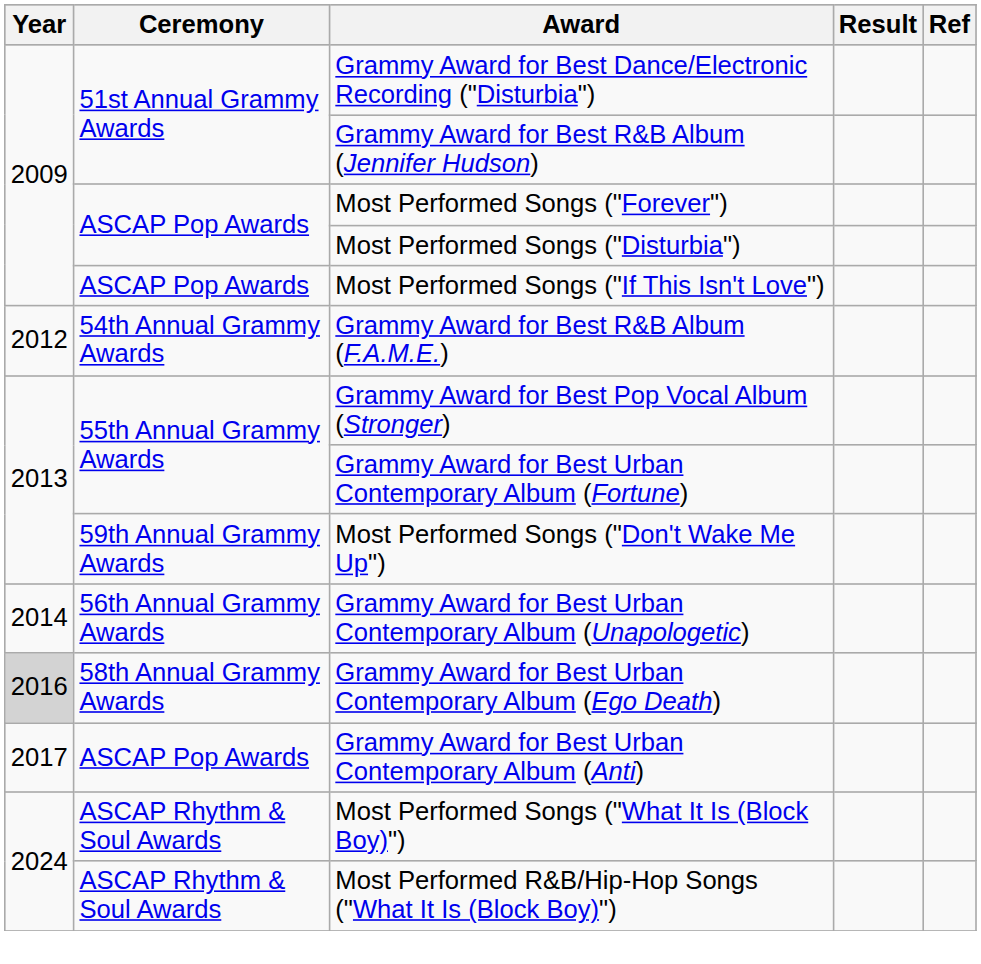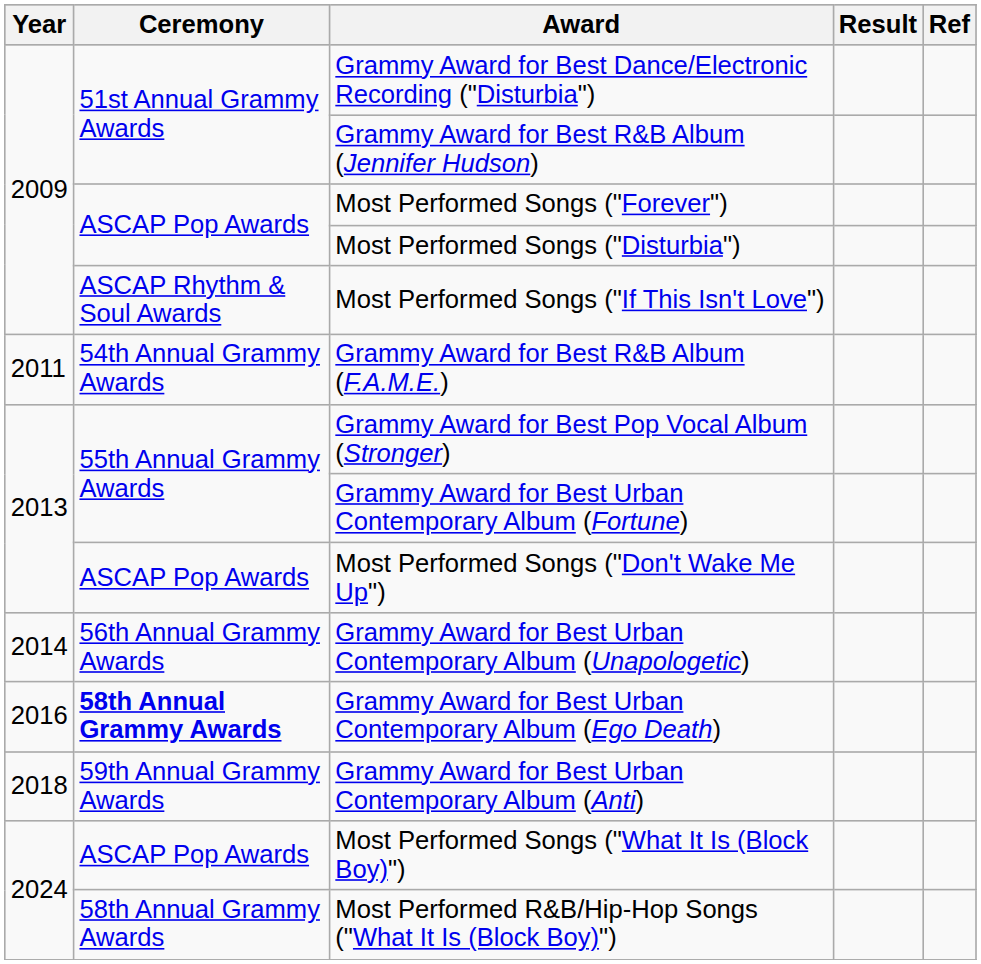(194, 285) ASCAP Pop Awards -> (182, 299) ASCAP Rhythm & Soul Awards
(39, 340) 2012 -> (38, 369) 2011
(200, 548) 59th Annual Grammy Awards -> (194, 577) ASCAP Pop Awards
(39, 687) lightgrey background -> (39, 716) no background
(200, 687) normal -> (180, 716) bold
(39, 756) 2017 -> (39, 785) 2018
(194, 756) ASCAP Pop Awards -> (200, 785) 59th Annual Grammy Awards
(182, 826) ASCAP Rhythm & Soul Awards -> (194, 855) ASCAP Pop Awards
(182, 895) ASCAP Rhythm & Soul Awards -> (200, 924) 58th Annual Grammy Awards
